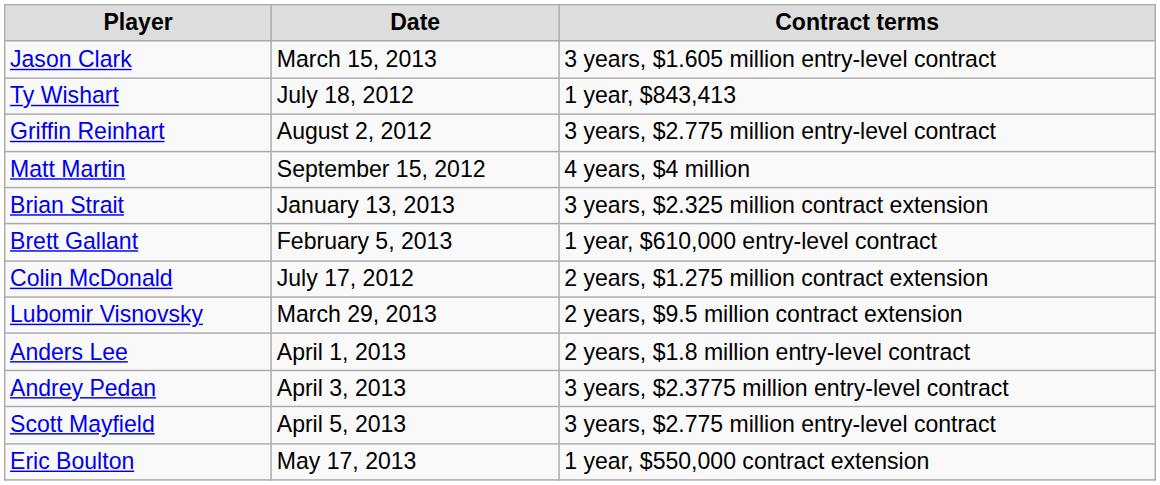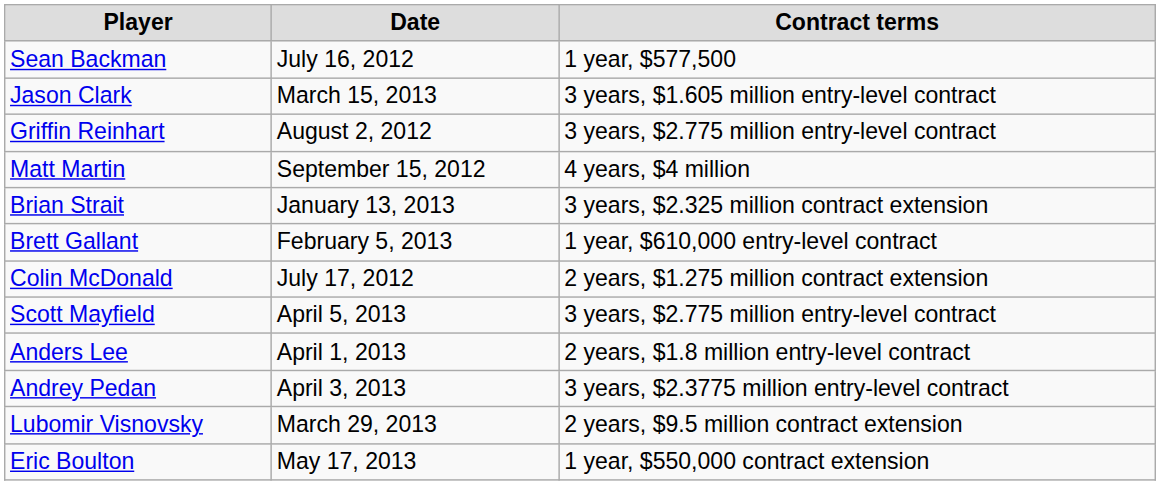+ row: (88, 59)
- row: (64, 95)
rows swapped: (106, 315) <-> (82, 424)
